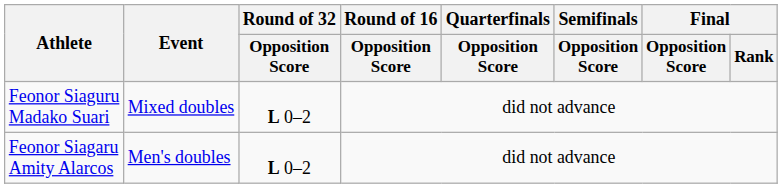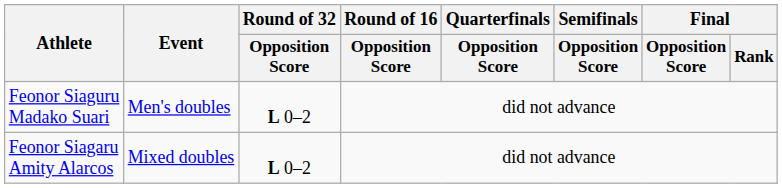(181, 107) Mixed doubles -> (179, 107) Men's doubles
(179, 157) Men's doubles -> (181, 157) Mixed doubles
